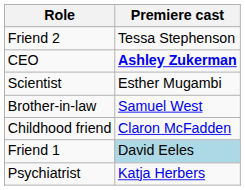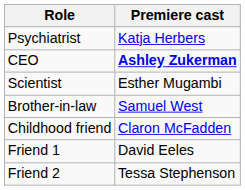rows swapped: (44, 173) <-> (34, 38)
(156, 151) lightblue background -> (156, 151) no background
